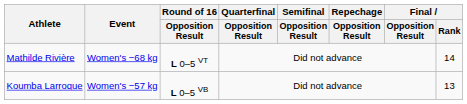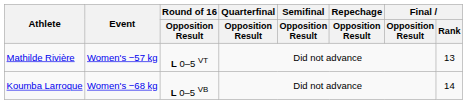(122, 58) Women's −68 kg -> (122, 58) Women's −57 kg
(449, 58) 14 -> (449, 58) 13
(122, 86) Women's −57 kg -> (122, 86) Women's −68 kg
(449, 86) 13 -> (449, 86) 14
